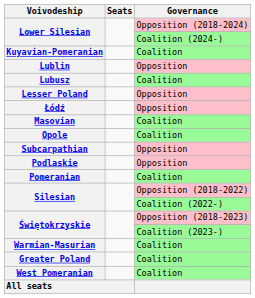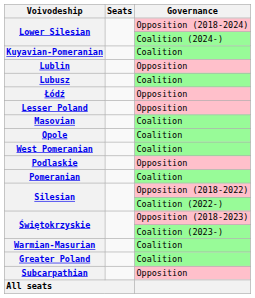rows swapped: (55, 108) <-> (55, 94)
rows swapped: (55, 149) <-> (55, 273)
